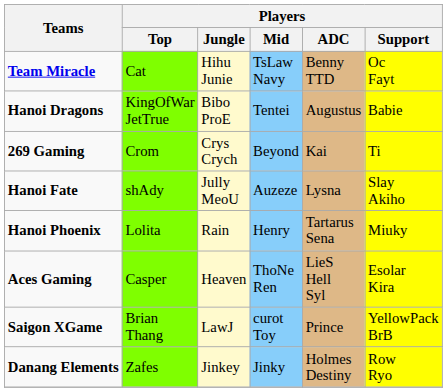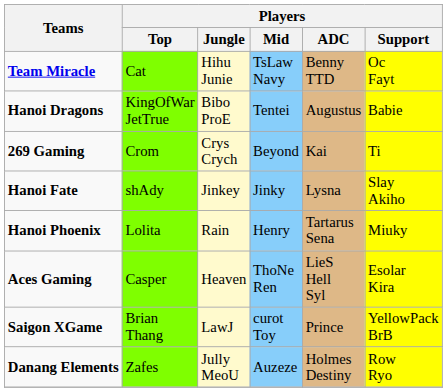(220, 190) Jully MeoU -> (221, 190) Jinkey
(275, 190) Auzeze -> (269, 190) Jinky
(221, 367) Jinkey -> (220, 367) Jully MeoU
(269, 367) Jinky -> (275, 367) Auzeze
